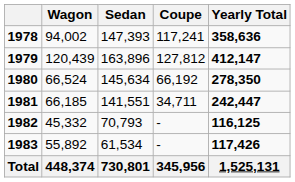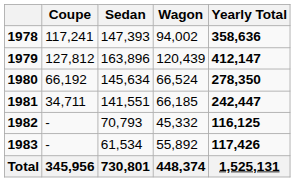columns swapped: (181, 15) <-> (70, 15)
